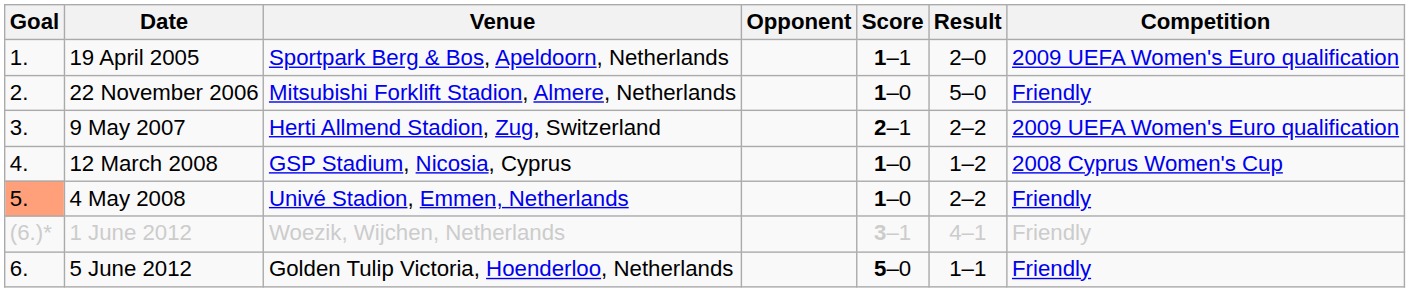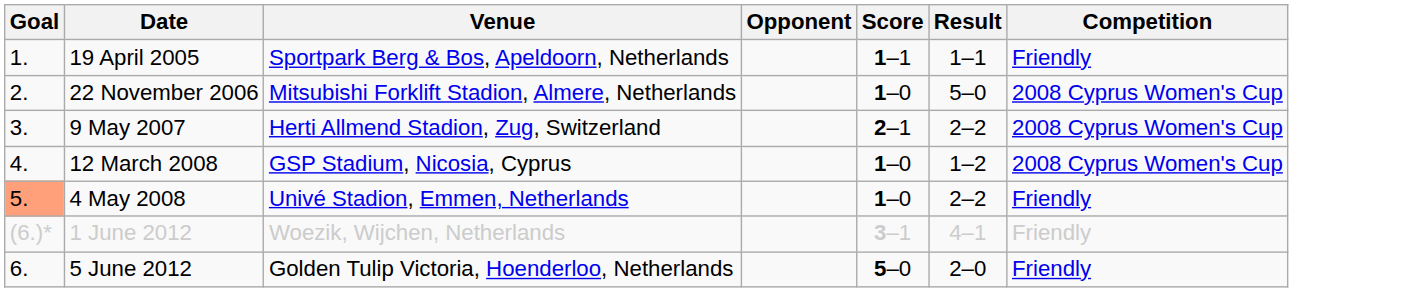(968, 57) 2–0 -> (968, 57) 1–1
(1206, 57) 2009 UEFA Women's Euro qualification -> (1052, 57) Friendly
(1052, 92) Friendly -> (1147, 92) 2008 Cyprus Women's Cup
(1206, 127) 2009 UEFA Women's Euro qualification -> (1147, 127) 2008 Cyprus Women's Cup
(968, 269) 1–1 -> (968, 269) 2–0
